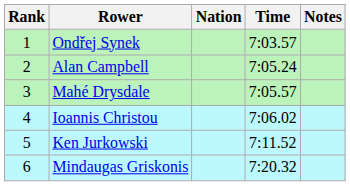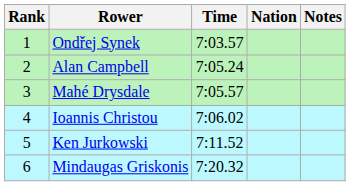columns swapped: (219, 17) <-> (273, 17)
